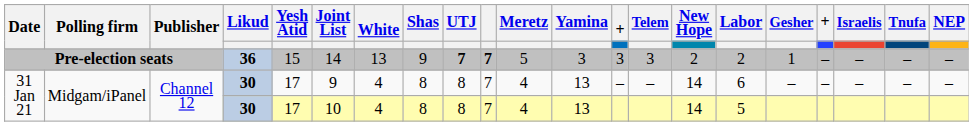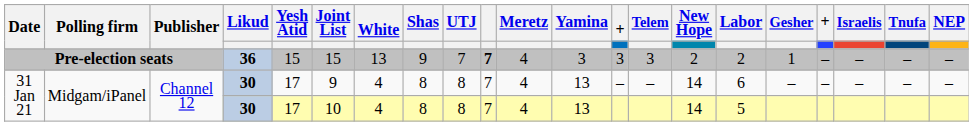(333, 59) 14 -> (333, 59) 15
(461, 59) bold -> (461, 59) normal
(524, 59) 5 -> (524, 59) 4
